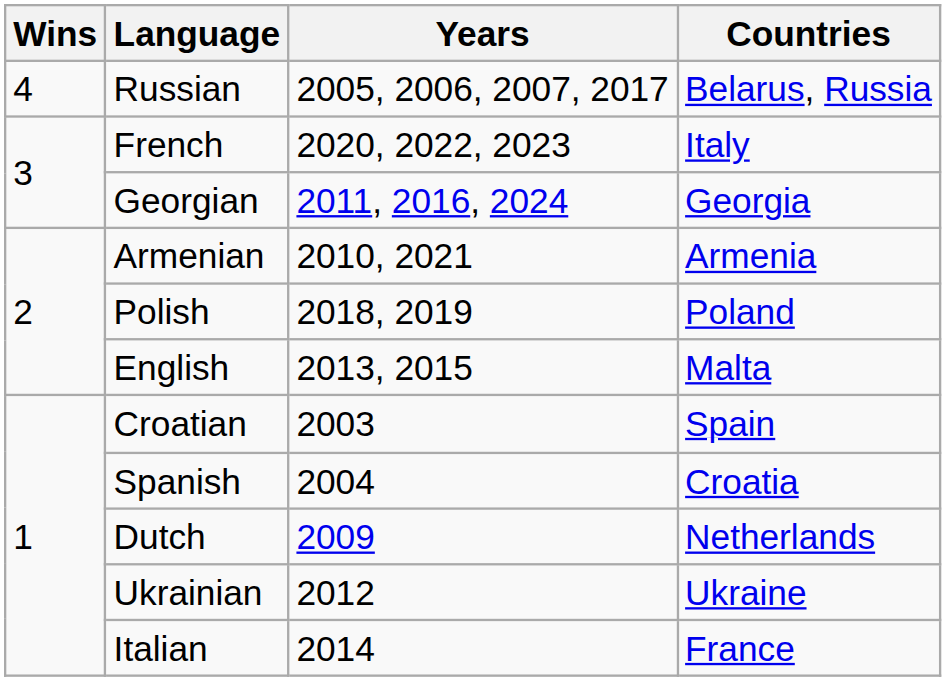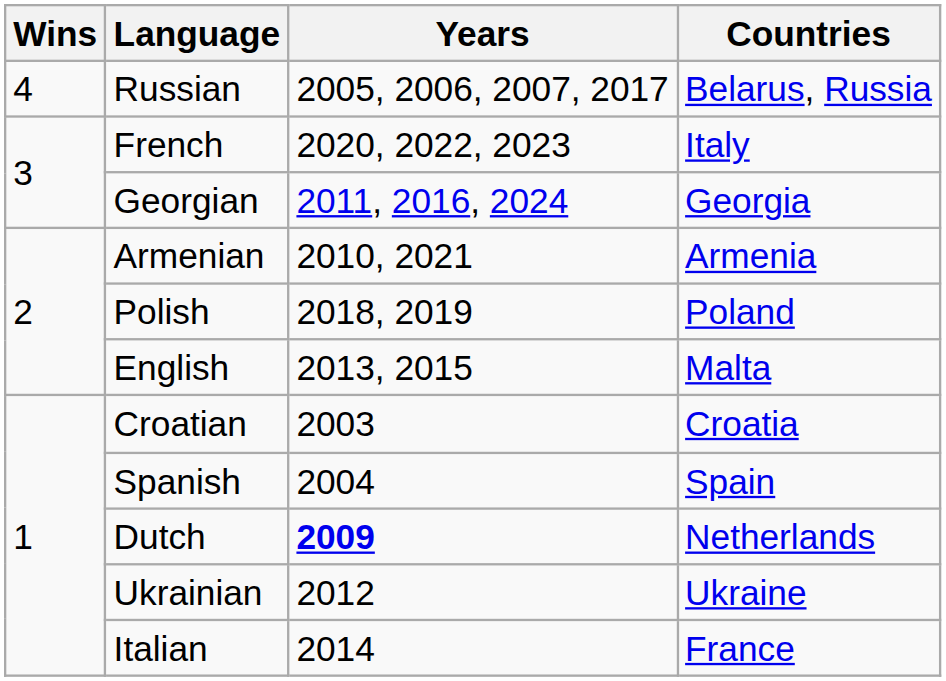(730, 424) Spain -> (742, 424) Croatia
(742, 480) Croatia -> (730, 480) Spain
(336, 536) normal -> (336, 536) bold
